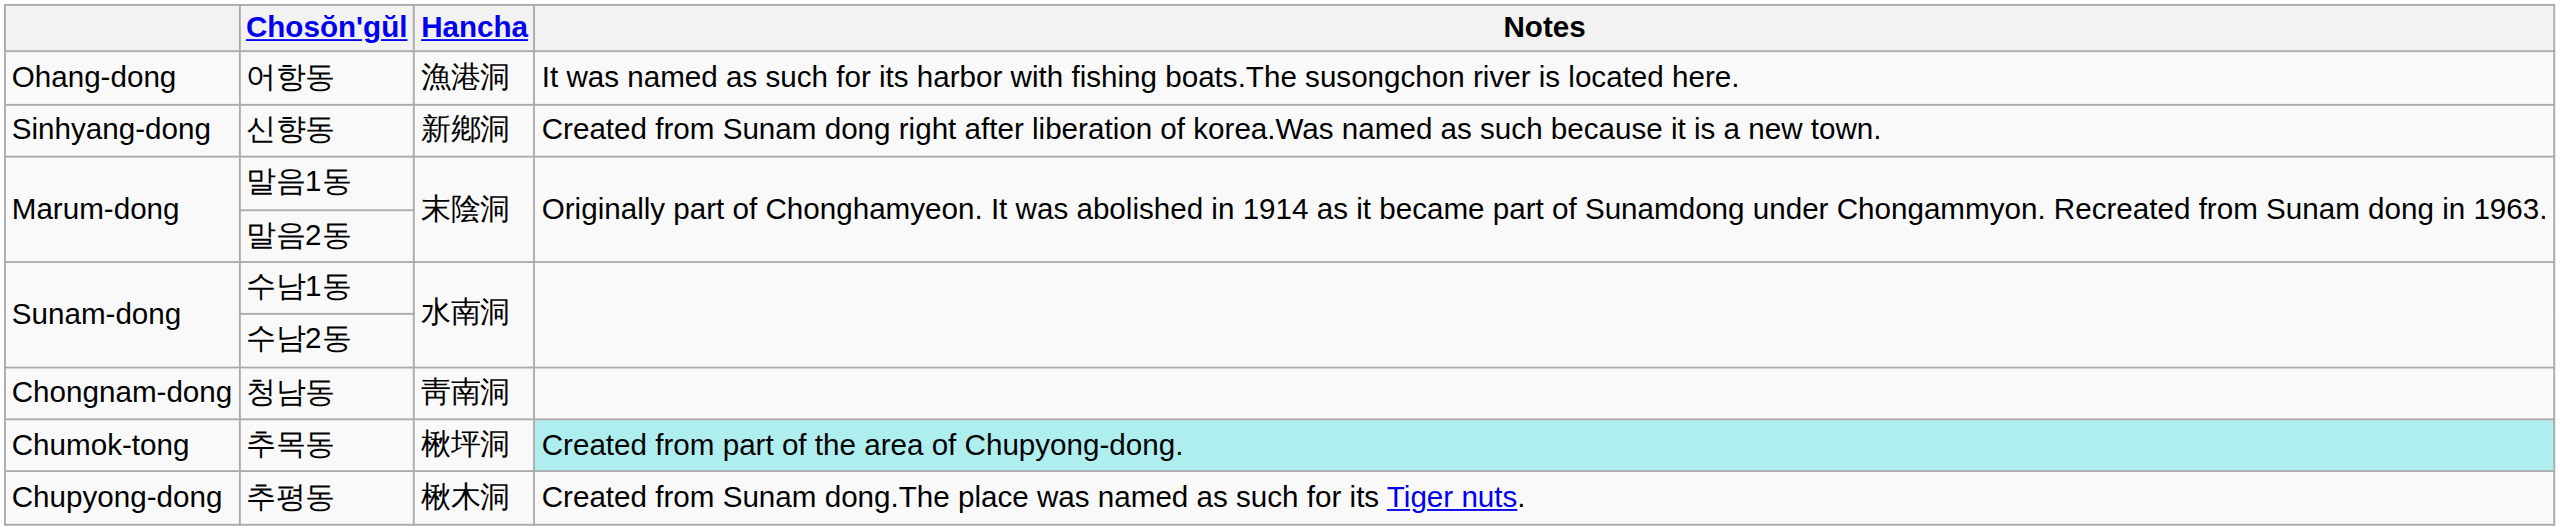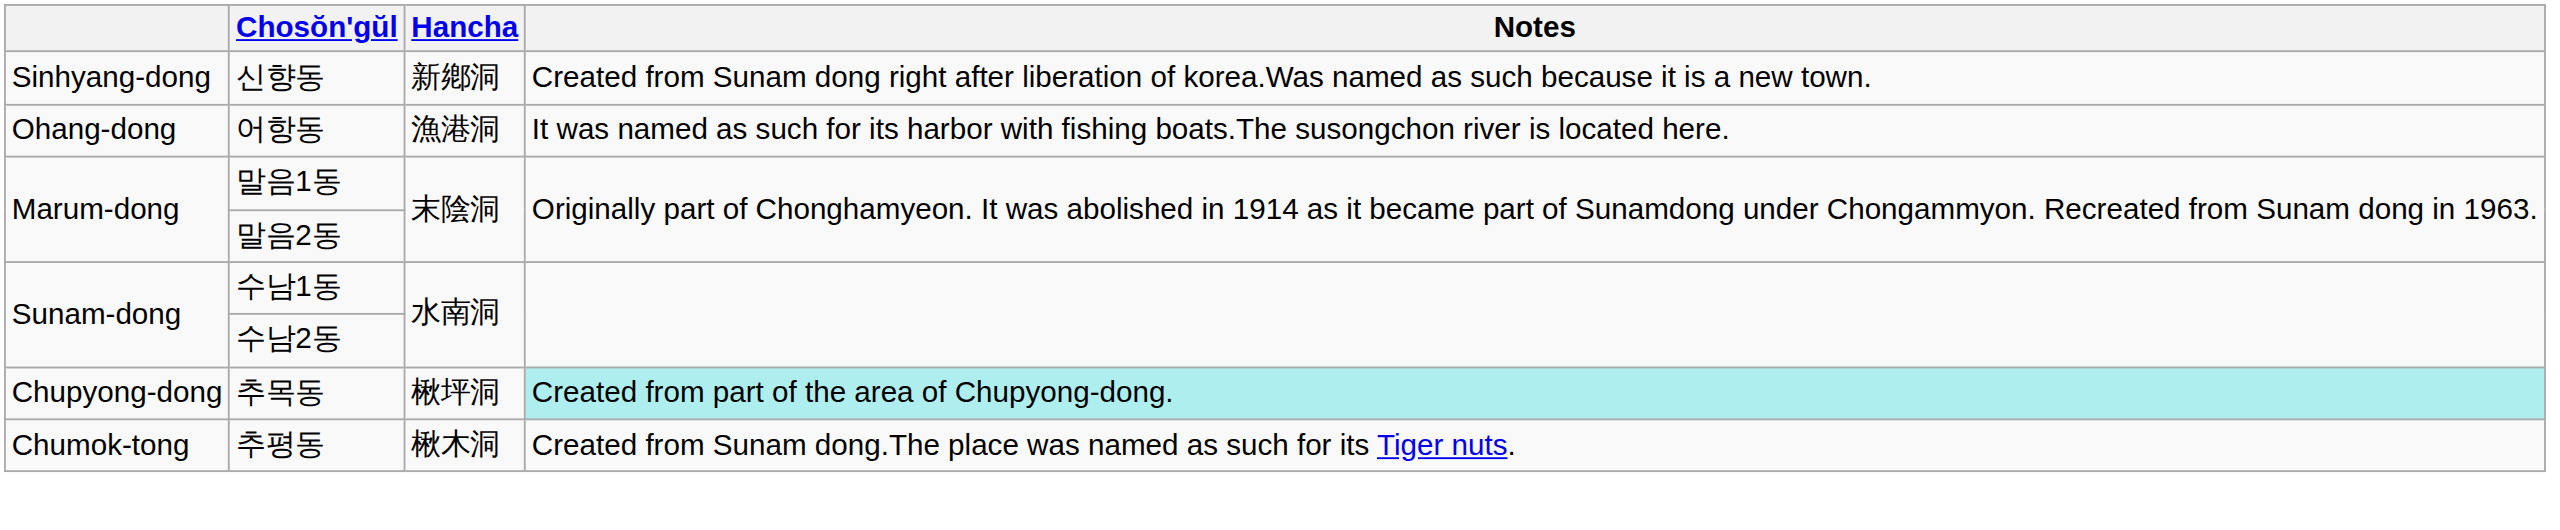rows swapped: (290, 129) <-> (290, 76)
- row: (290, 391)
(101, 445) Chumok-tong -> (117, 392) Chupyong-dong
(117, 497) Chupyong-dong -> (101, 445) Chumok-tong
